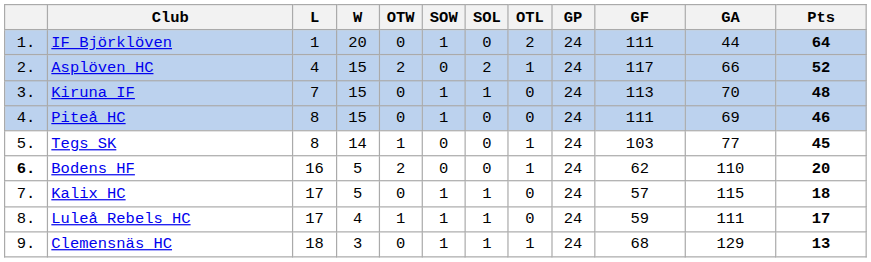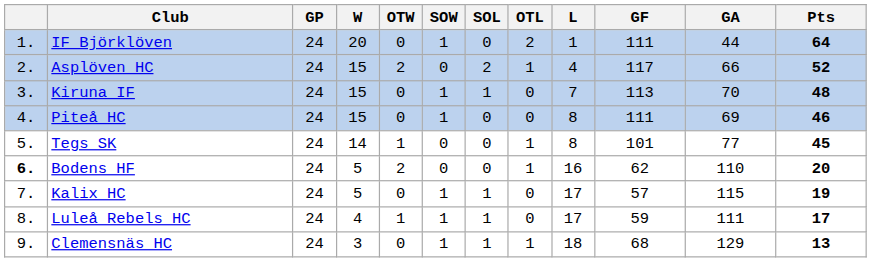columns swapped: (573, 17) <-> (315, 17)
(640, 143) 103 -> (640, 143) 101
(821, 194) 18 -> (821, 194) 19
